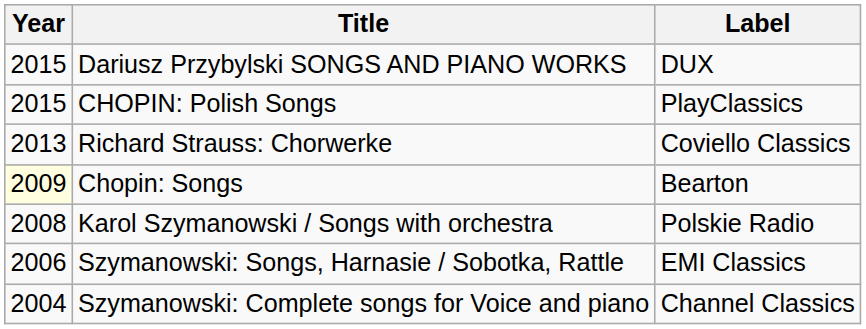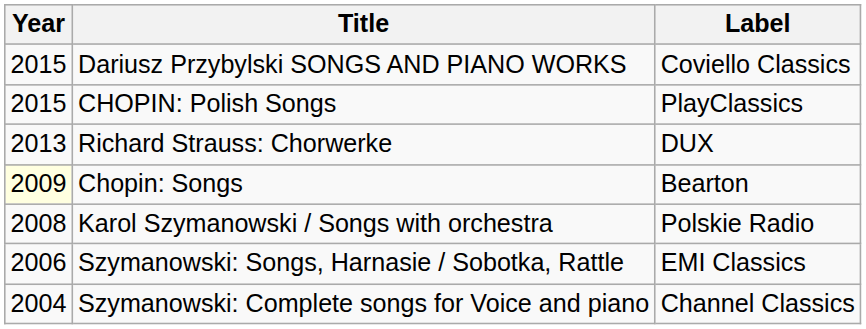(687, 64) DUX -> (756, 64) Coviello Classics
(756, 143) Coviello Classics -> (687, 143) DUX
